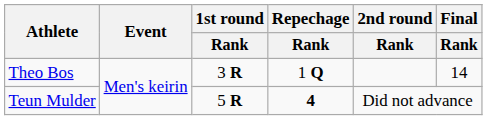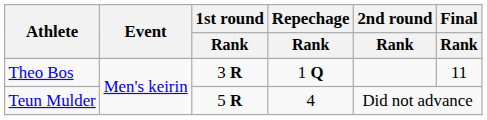(459, 72) 14 -> (459, 72) 11
(311, 100) bold -> (311, 100) normal
